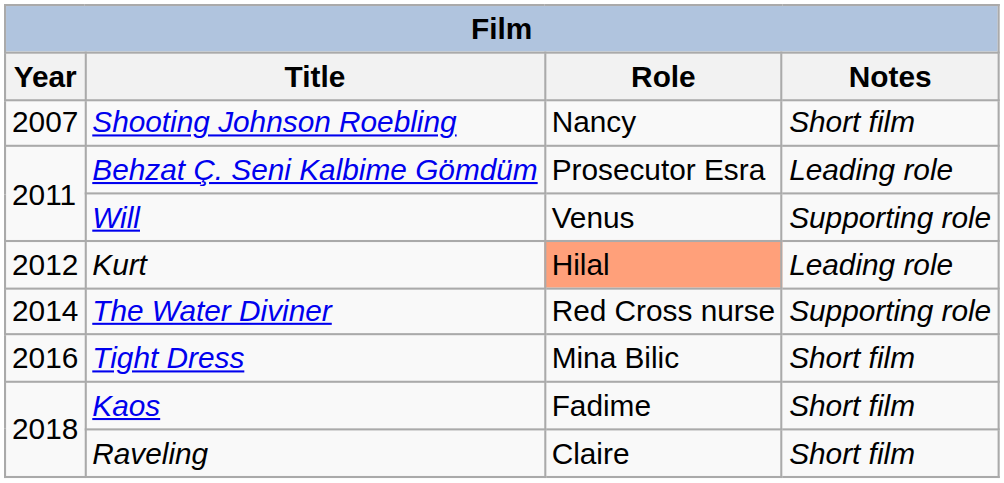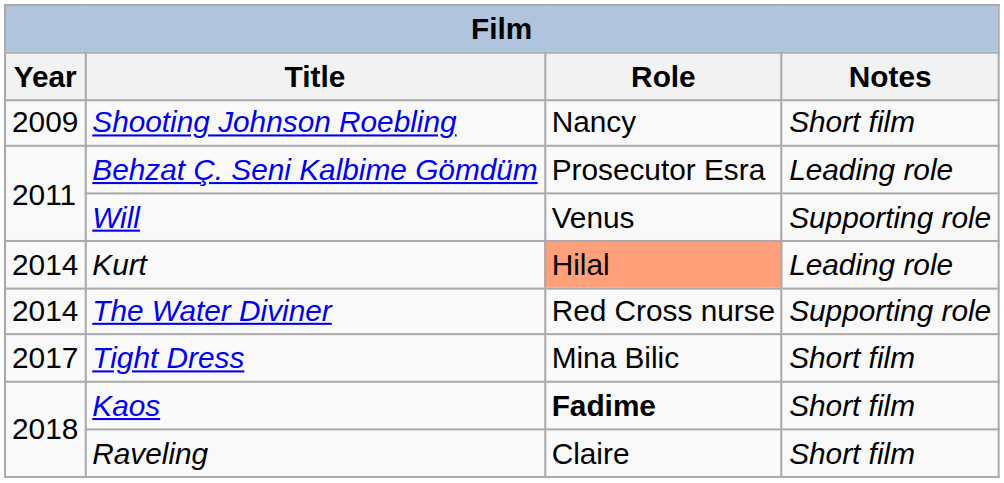(45, 123) 2007 -> (45, 123) 2009
(45, 264) 2012 -> (45, 264) 2014
(45, 359) 2016 -> (45, 359) 2017
(601, 406) normal -> (604, 406) bold
